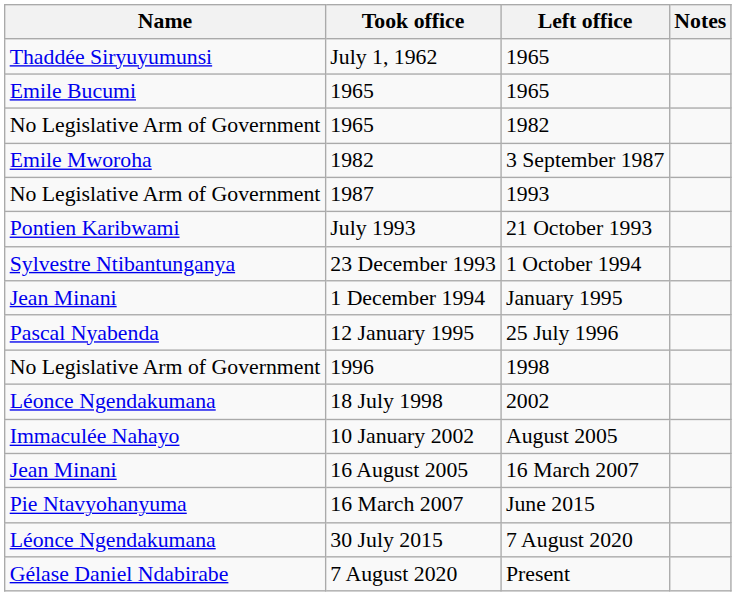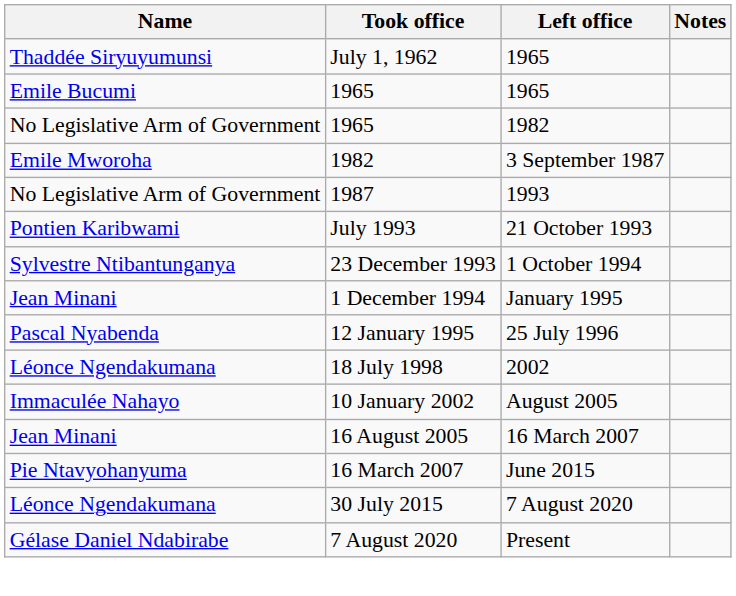- row: (352, 366)
